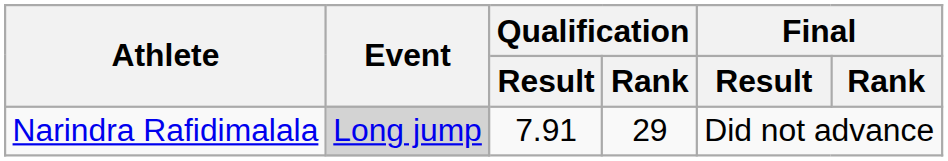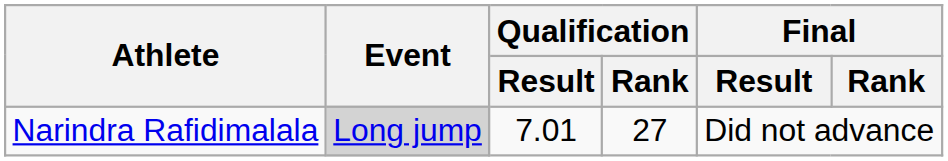(546, 131) 7.91 -> (546, 131) 7.01
(650, 131) 29 -> (650, 131) 27
